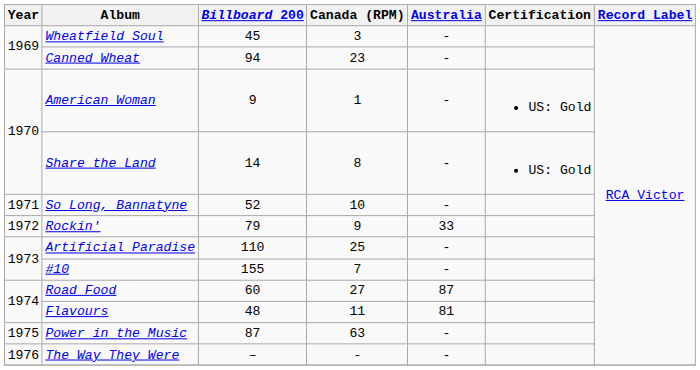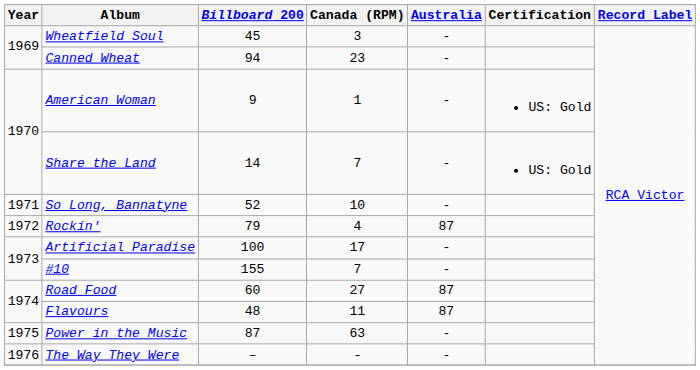(357, 163) 8 -> (357, 163) 7
(357, 226) 9 -> (357, 226) 4
(446, 226) 33 -> (446, 226) 87
(253, 248) 110 -> (253, 248) 100
(357, 248) 25 -> (357, 248) 17
(446, 312) 81 -> (446, 312) 87
